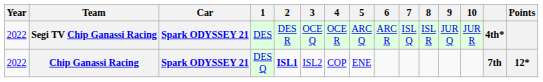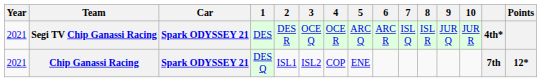(17, 35) 2022 -> (17, 35) 2021
(17, 63) 2022 -> (17, 63) 2021
(287, 63) bold -> (287, 63) normal
